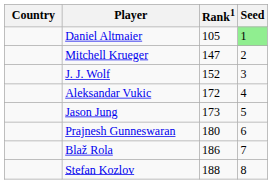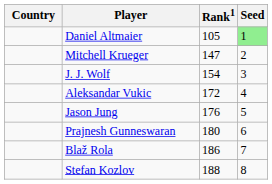(211, 74) 152 -> (211, 74) 154
(211, 112) 173 -> (211, 112) 176
